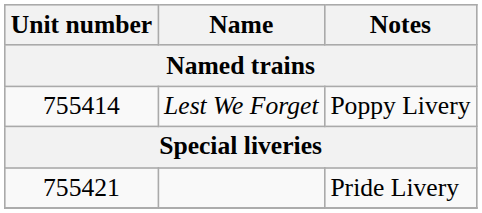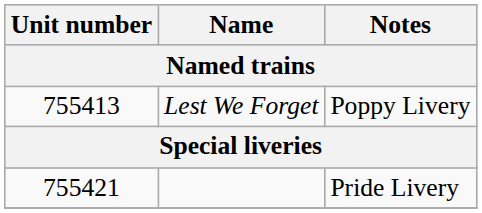(81, 106) 755414 -> (81, 106) 755413
